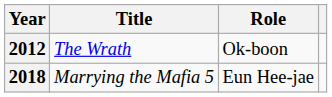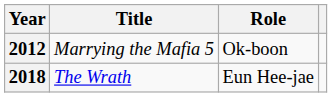(93, 48) The Wrath -> (134, 48) Marrying the Mafia 5
(134, 77) Marrying the Mafia 5 -> (93, 77) The Wrath
